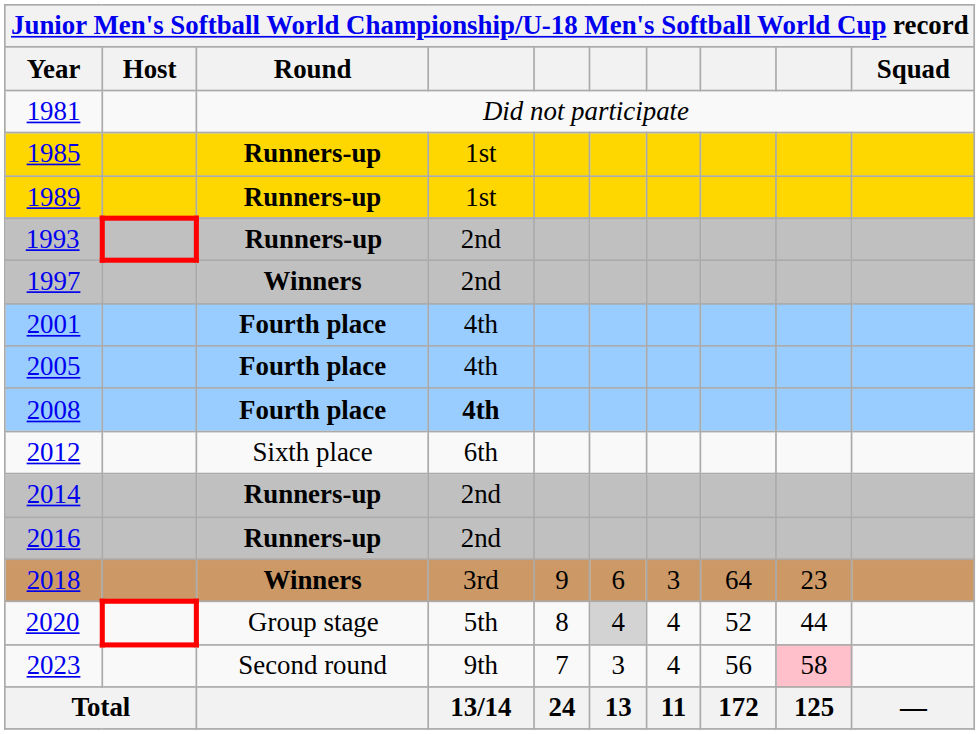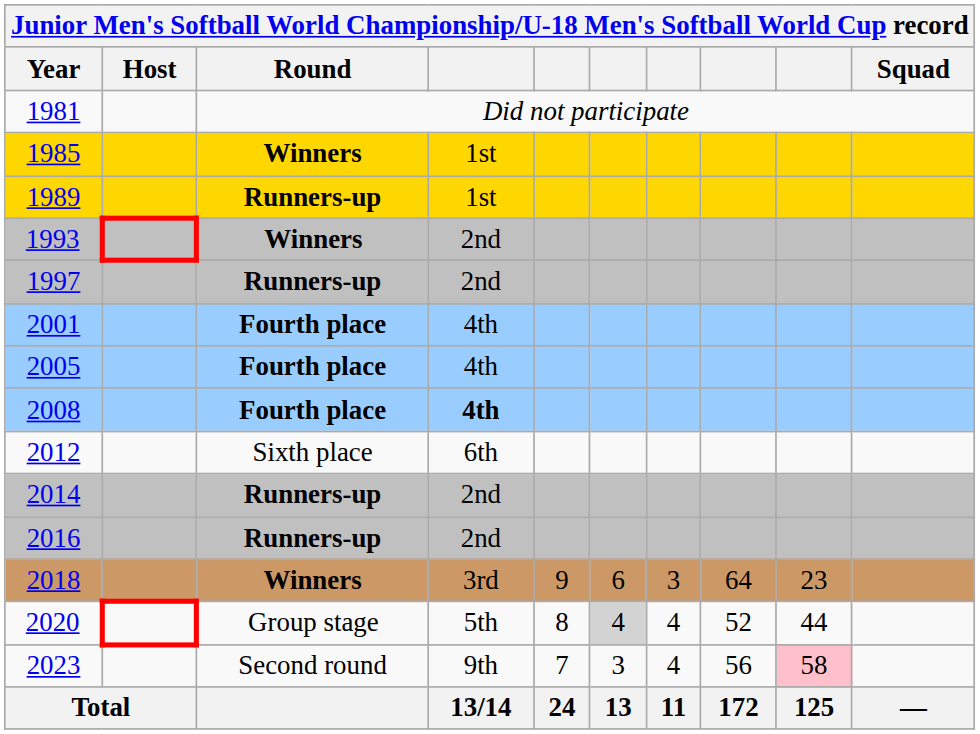(313, 153) Runners-up -> (313, 153) Winners
(313, 238) Runners-up -> (313, 238) Winners
(313, 281) Winners -> (313, 281) Runners-up
